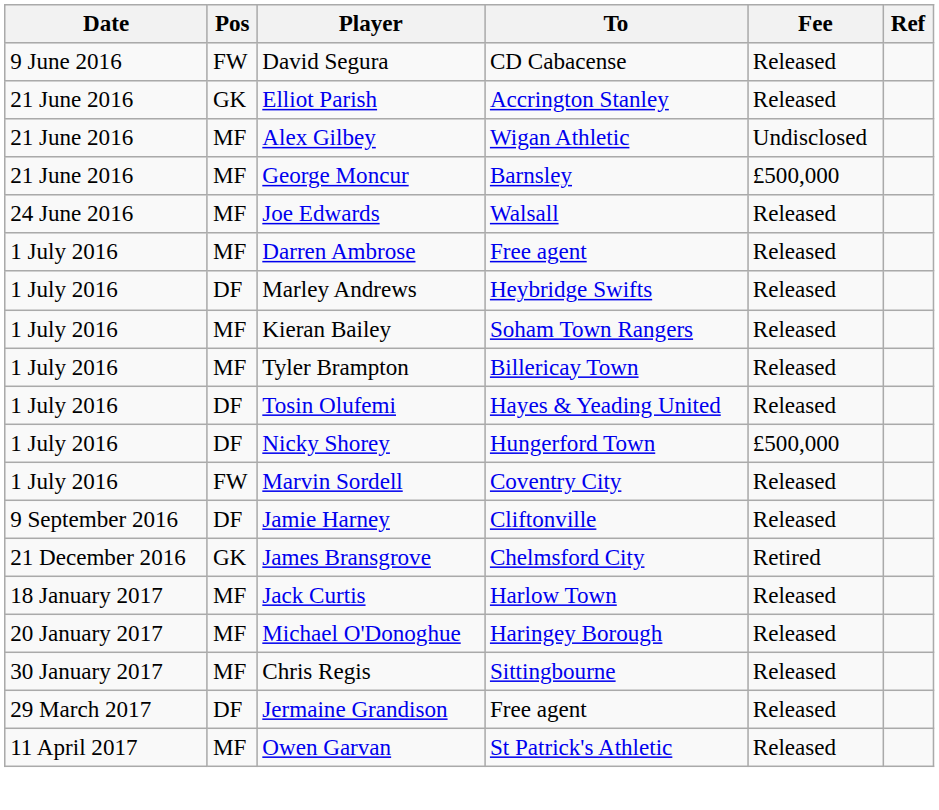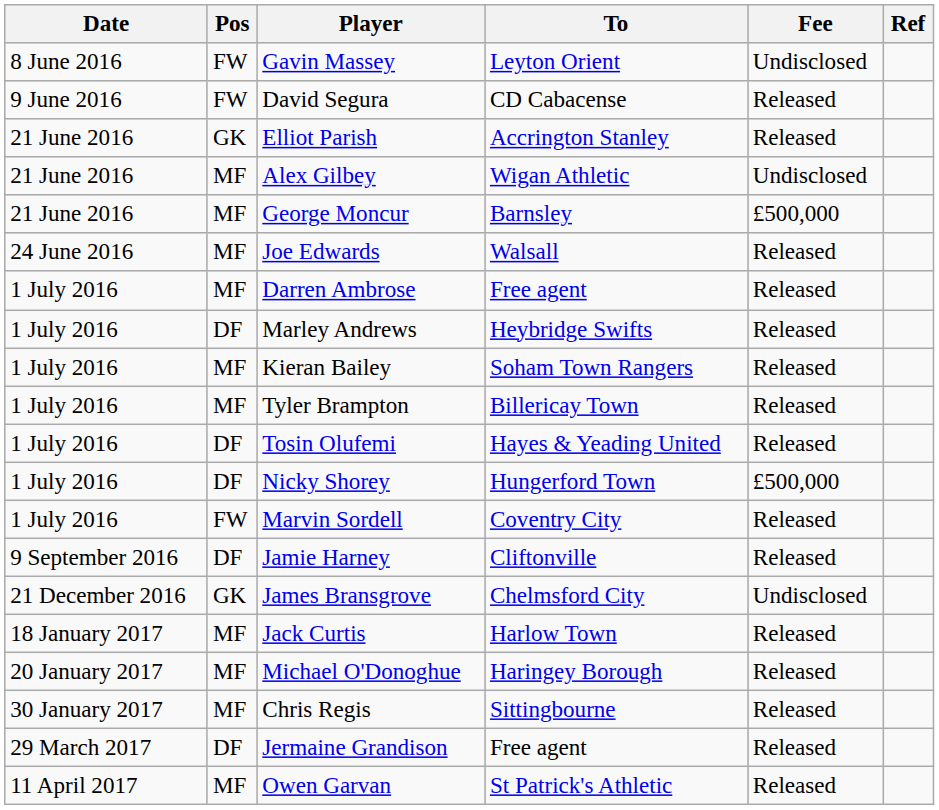+ row: (329, 61)
(787, 557) Retired -> (810, 595) Undisclosed
